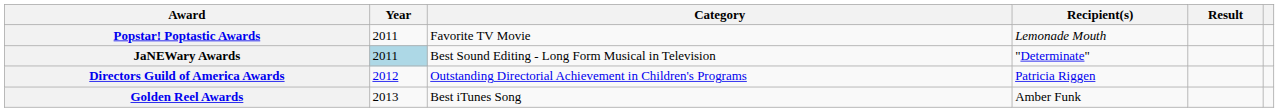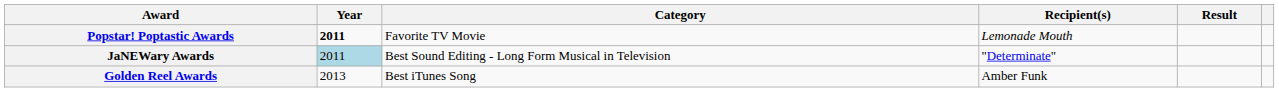(385, 35) normal -> (332, 35) bold
- row: (187, 76)
